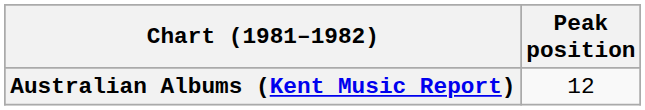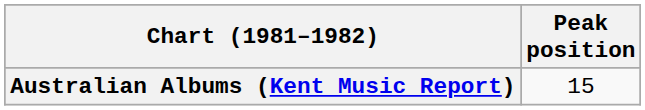(581, 87) 12 -> (581, 87) 15
